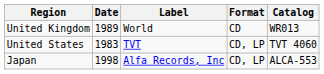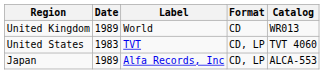(107, 61) 1998 -> (107, 61) 1989
